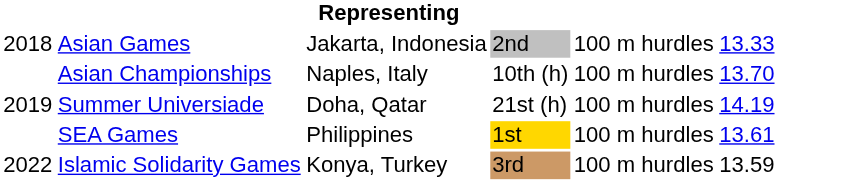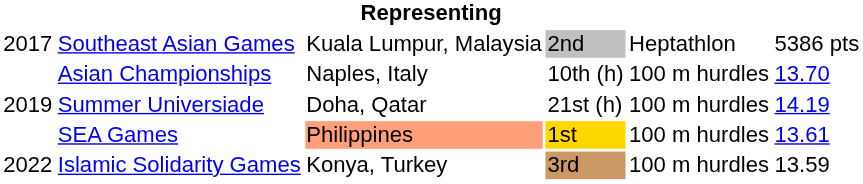+ row: (176, 43)
- row: (124, 43)
(360, 134) no background -> (360, 134) lightsalmon background
